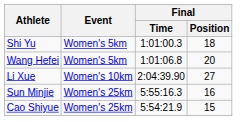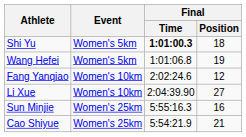(161, 45) normal -> (171, 45) bold
(210, 60) 20 -> (219, 60) 19
+ row: (38, 76)
(210, 108) 15 -> (219, 124) 21
